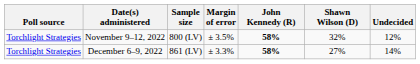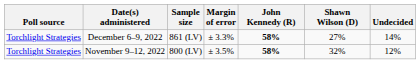rows swapped: (125, 52) <-> (125, 37)
